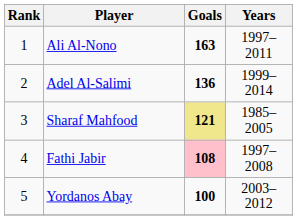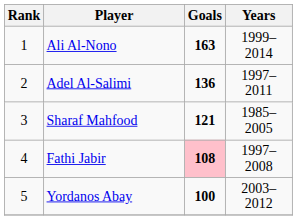(259, 45) 1997–2011 -> (259, 45) 1999–2014
(259, 83) 1999–2014 -> (259, 83) 1997–2011
(205, 120) khaki background -> (205, 120) no background
